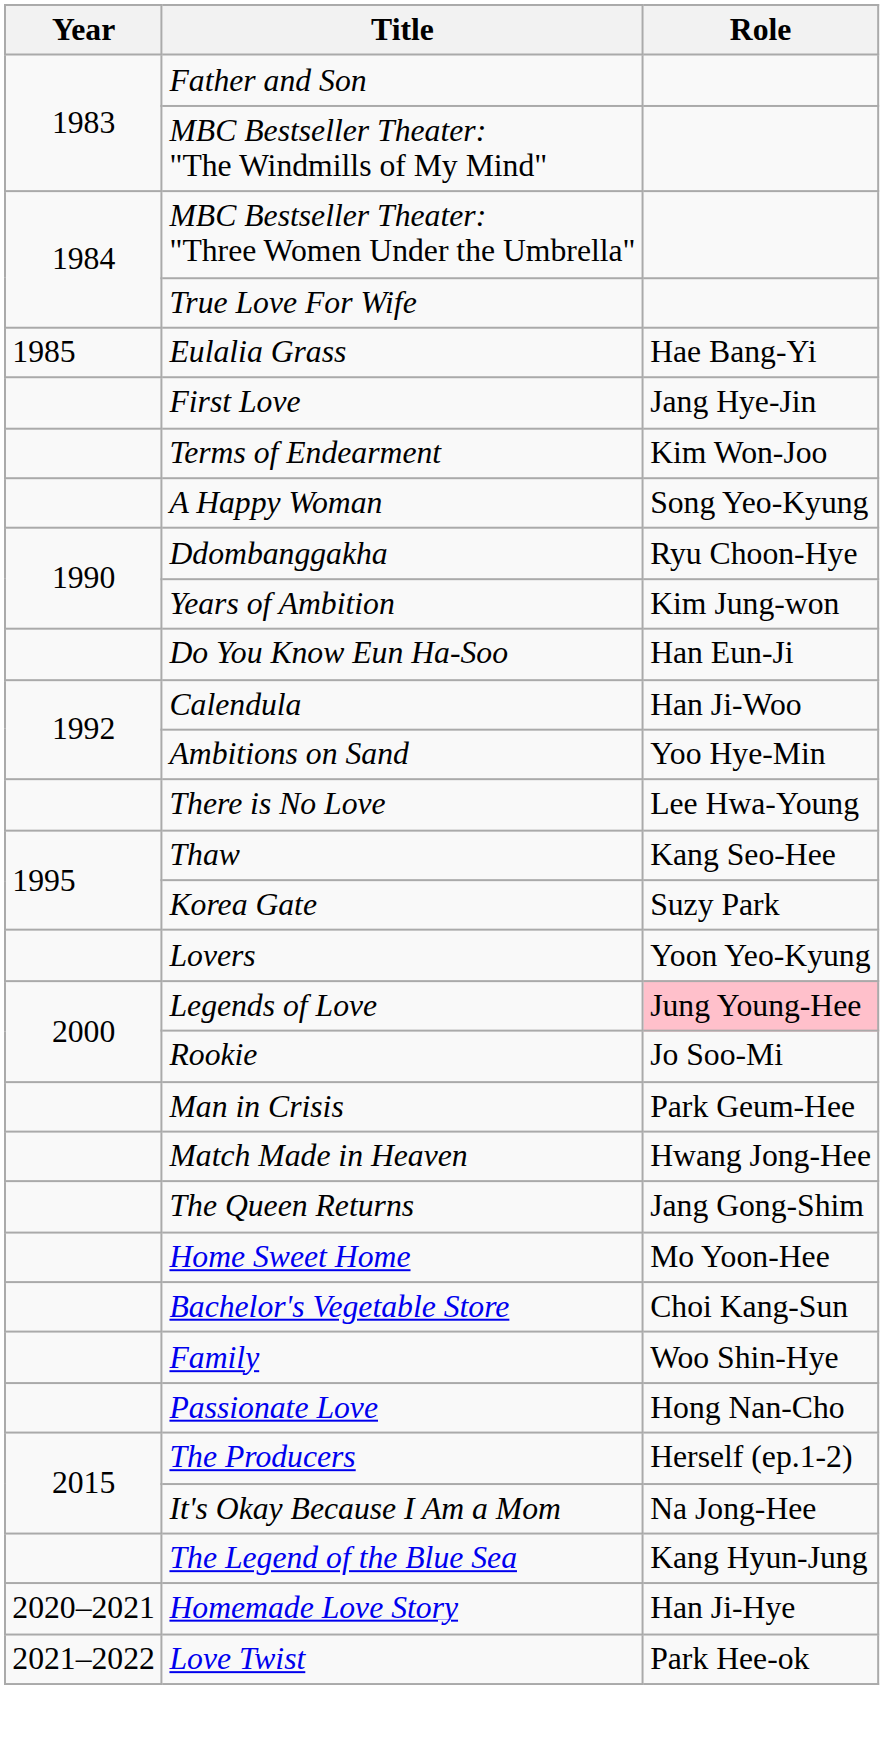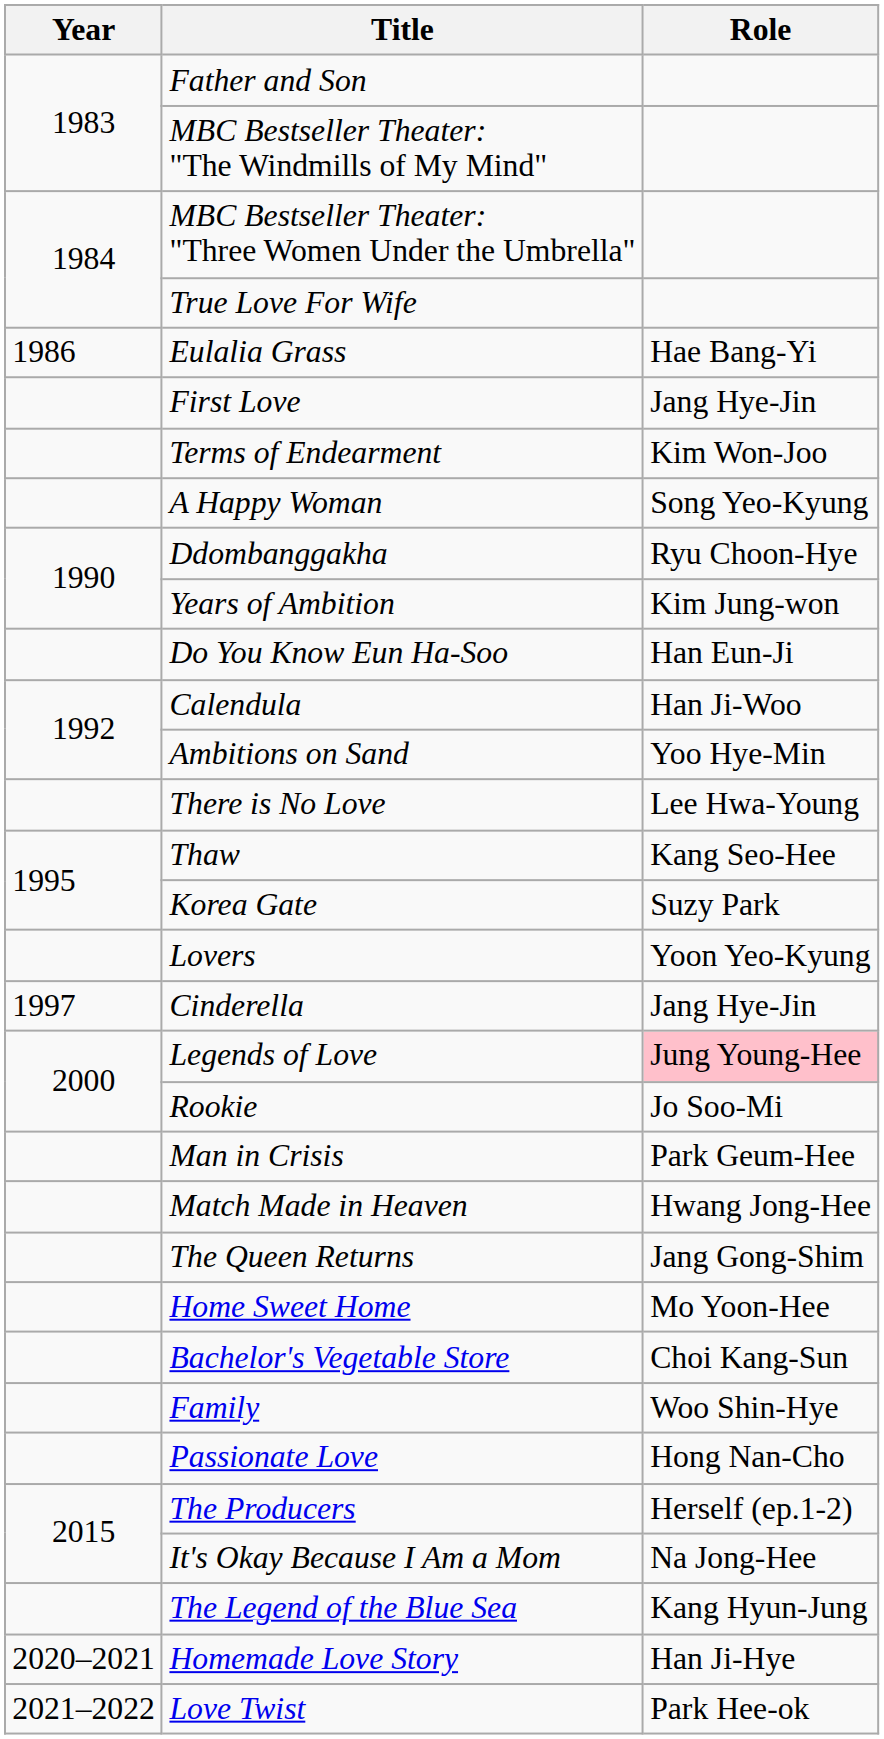(44, 352) 1985 -> (44, 352) 1986
+ row: (237, 1005)
